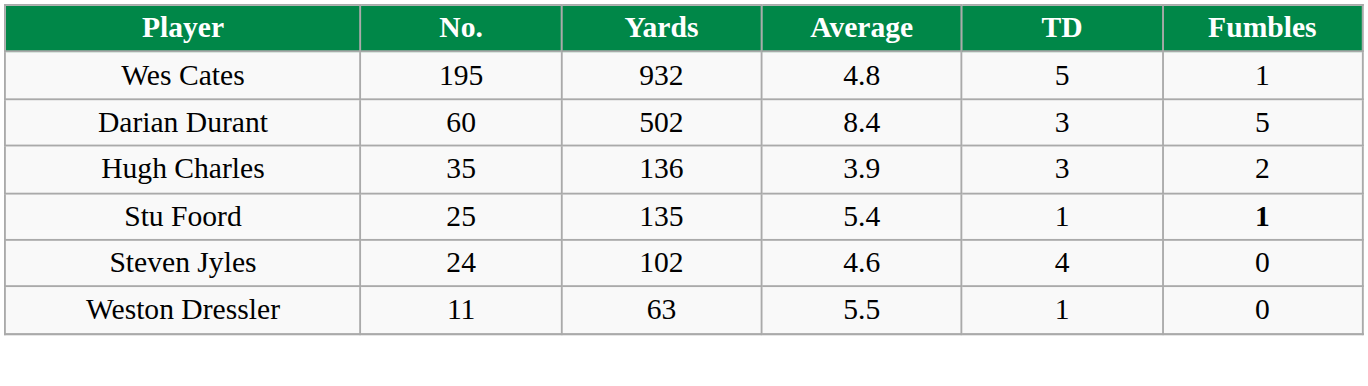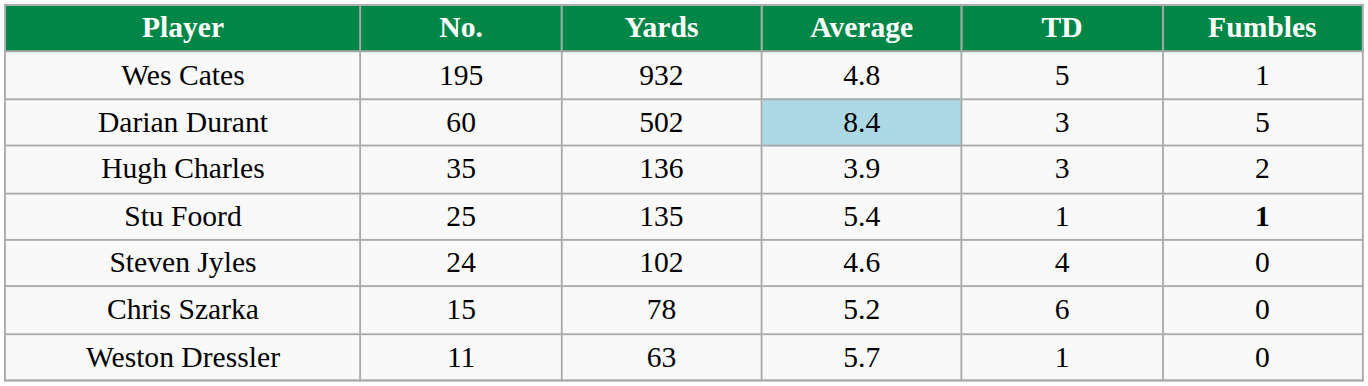(862, 121) no background -> (862, 121) lightblue background
+ row: (183, 309)
(862, 309) 5.5 -> (862, 356) 5.7
